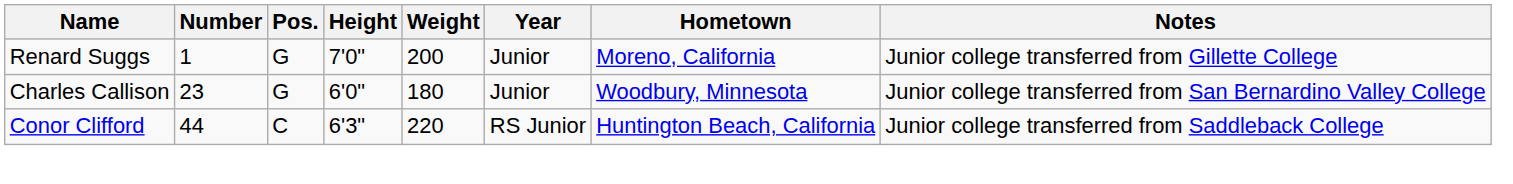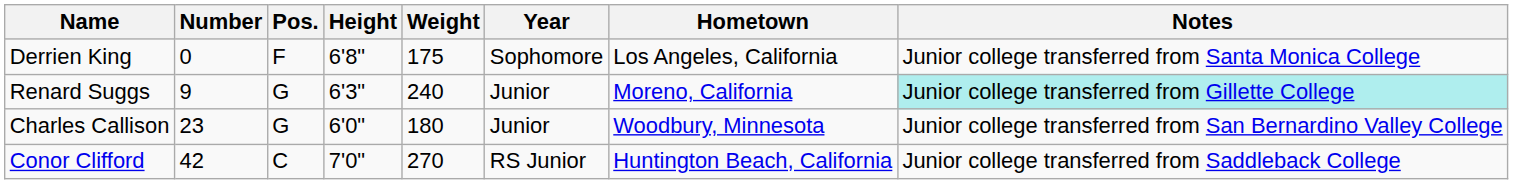+ row: (71, 56)
(186, 56) 1 -> (186, 91) 9
(347, 56) 7'0" -> (347, 91) 6'3"
(425, 56) 200 -> (425, 91) 240
(1111, 56) no background -> (1128, 91) paleturquoise background
(192, 126) 44 -> (192, 160) 42
(347, 126) 6'3" -> (347, 160) 7'0"
(425, 126) 220 -> (425, 160) 270
